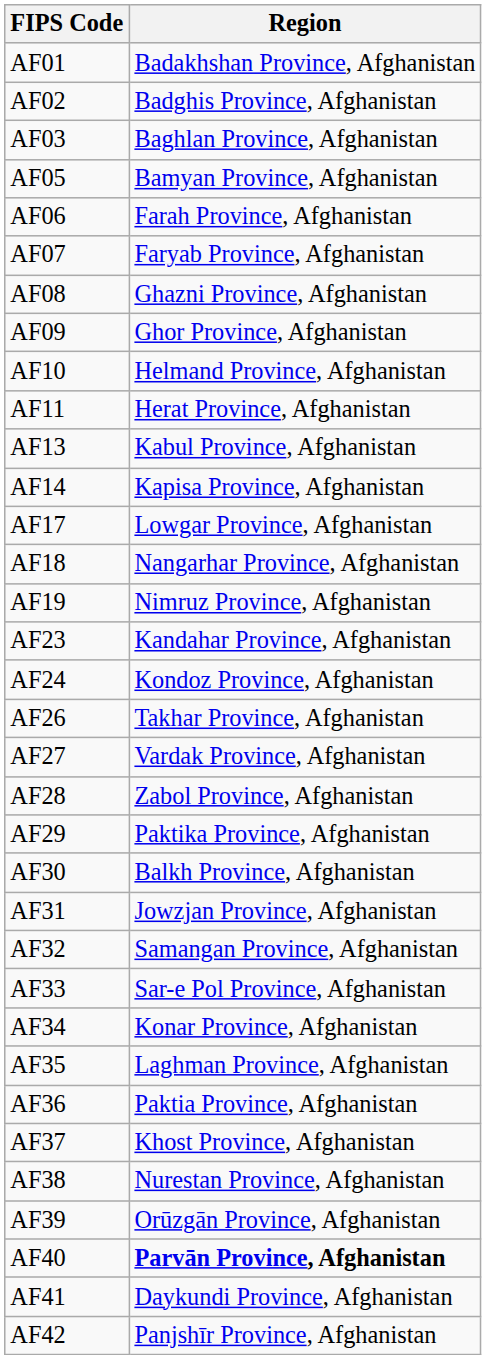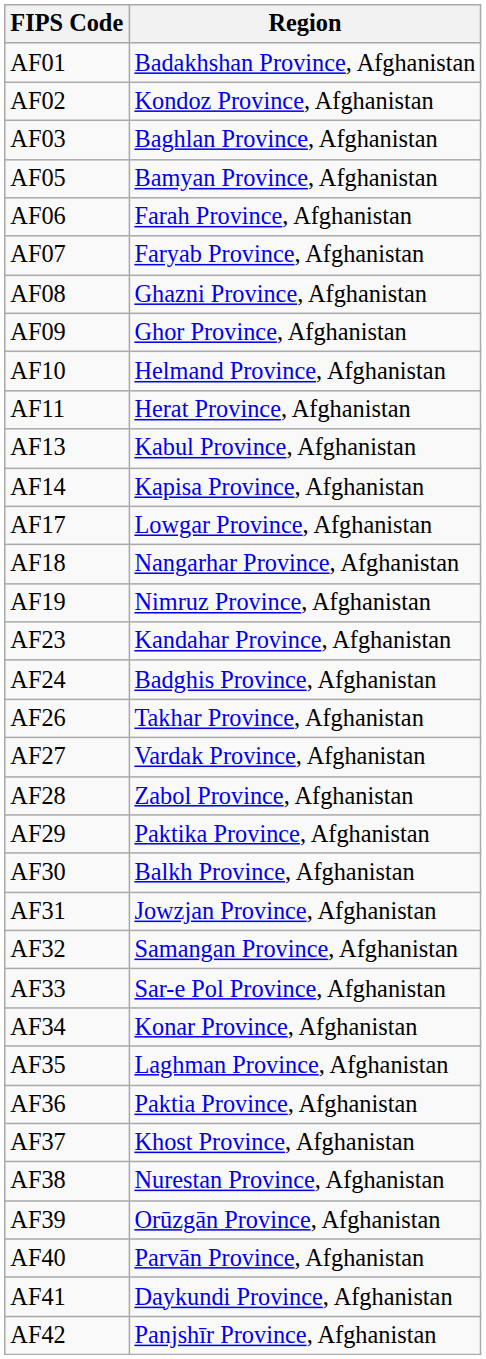(285, 100) Badghis Province, Afghanistan -> (284, 100) Kondoz Province, Afghanistan
(284, 679) Kondoz Province, Afghanistan -> (285, 679) Badghis Province, Afghanistan
(290, 1258) bold -> (279, 1258) normal
